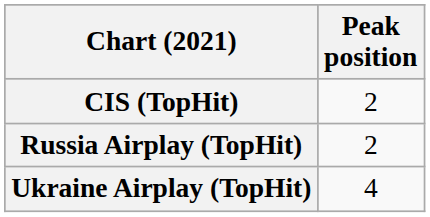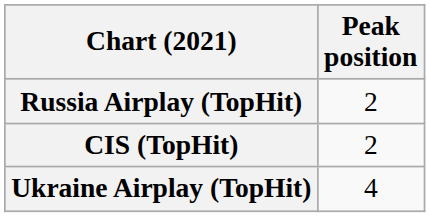rows swapped: (161, 100) <-> (161, 144)
